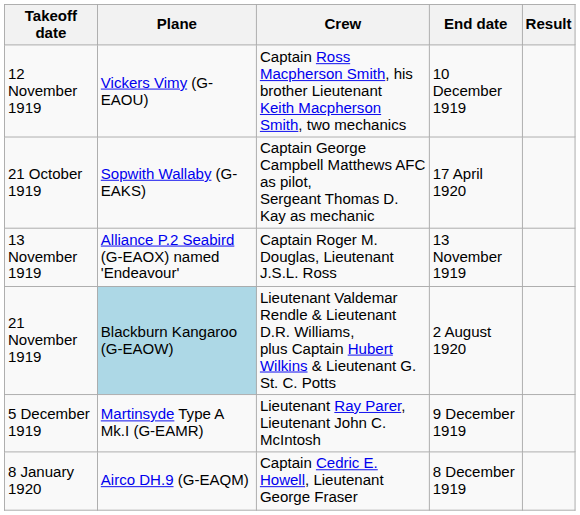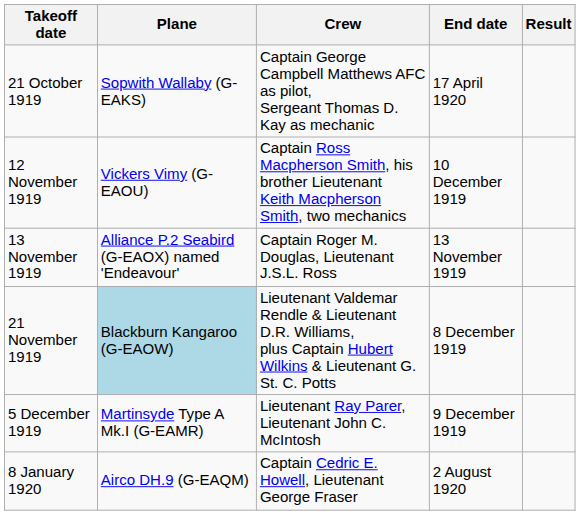rows swapped: (45, 182) <-> (43, 91)
(462, 340) 2 August 1920 -> (474, 340) 8 December 1919
(474, 481) 8 December 1919 -> (462, 481) 2 August 1920
